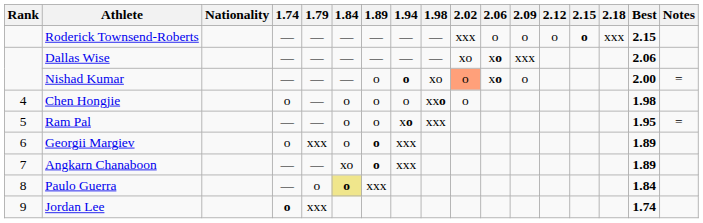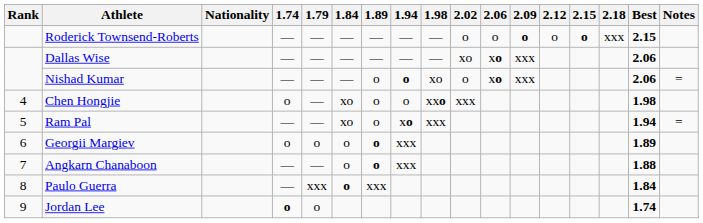(465, 36) xxx -> (465, 36) o
(525, 36) normal -> (525, 36) bold
(465, 79) lightsalmon background -> (465, 79) no background
(525, 79) o -> (525, 79) xxx
(644, 79) 2.00 -> (644, 79) 2.06
(347, 100) o -> (347, 100) xo
(465, 100) o -> (465, 100) xxx
(347, 121) o -> (347, 121) xo
(644, 121) 1.95 -> (644, 121) 1.94
(317, 143) xxx -> (317, 143) o
(347, 164) xo -> (347, 164) o
(644, 164) 1.89 -> (644, 164) 1.88
(317, 185) o -> (317, 185) xxx
(347, 185) khaki background -> (347, 185) no background
(317, 206) xxx -> (317, 206) o
